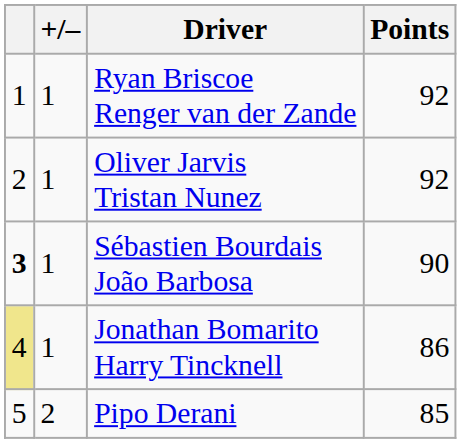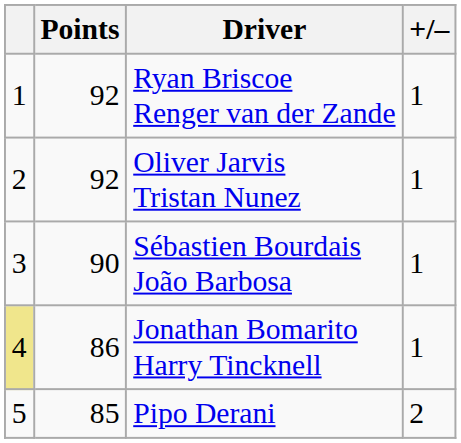columns swapped: (60, 29) <-> (410, 29)
(19, 263) bold -> (19, 263) normal
